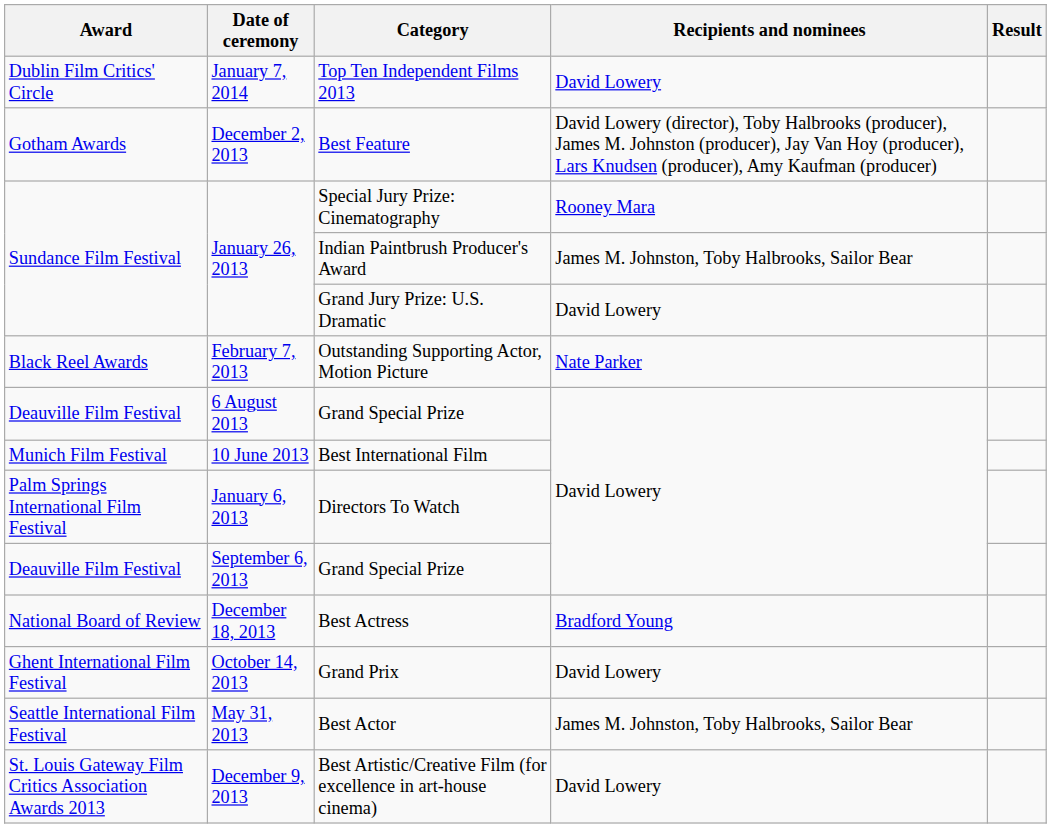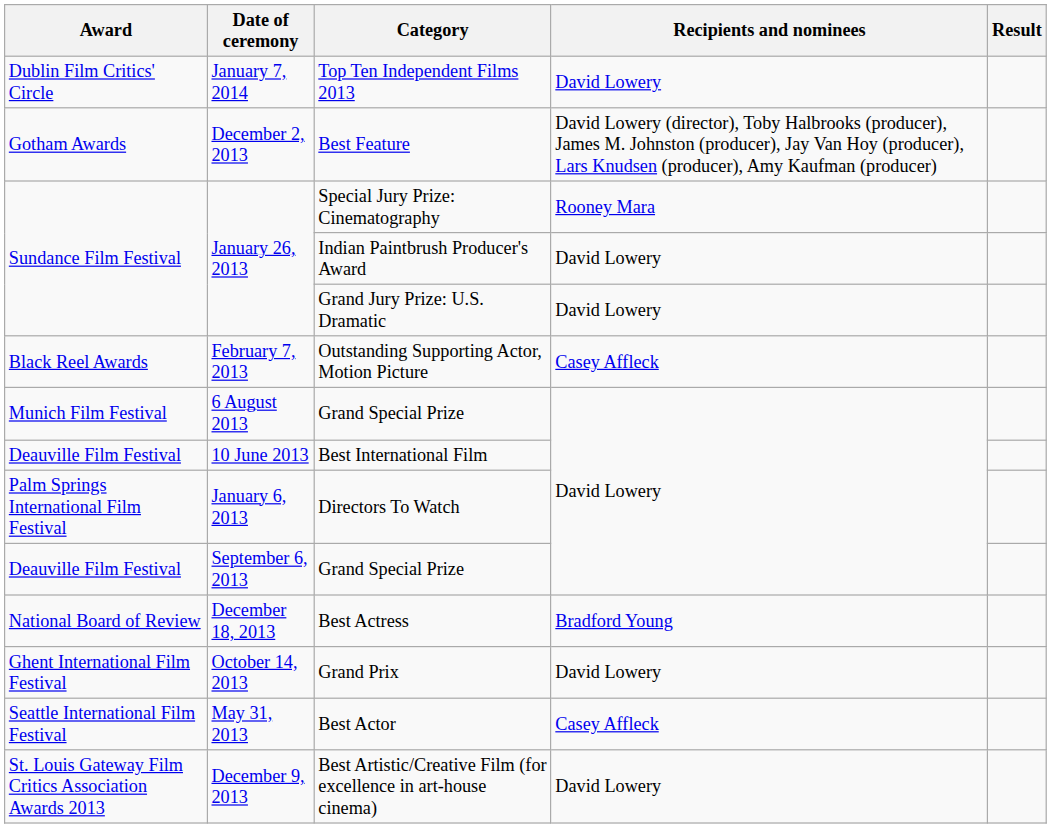(734, 258) James M. Johnston, Toby Halbrooks, Sailor Bear -> (608, 258) David Lowery
(599, 362) Nate Parker -> (607, 362) Casey Affleck
(95, 413) Deauville Film Festival -> (88, 413) Munich Film Festival
(88, 454) Munich Film Festival -> (95, 454) Deauville Film Festival
(734, 723) James M. Johnston, Toby Halbrooks, Sailor Bear -> (607, 723) Casey Affleck
